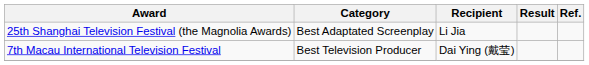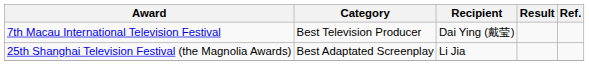rows swapped: (114, 50) <-> (149, 31)
